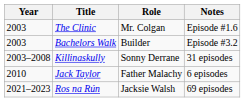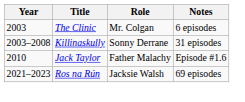(212, 27) Episode #1.6 -> (196, 27) 6 episodes
- row: (86, 43)
(207, 74) 6 episodes -> (201, 58) Episode #1.6
